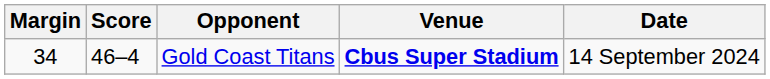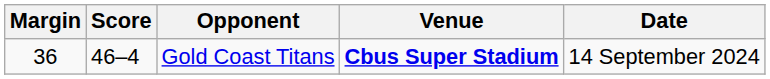(45, 56) 34 -> (45, 56) 36
